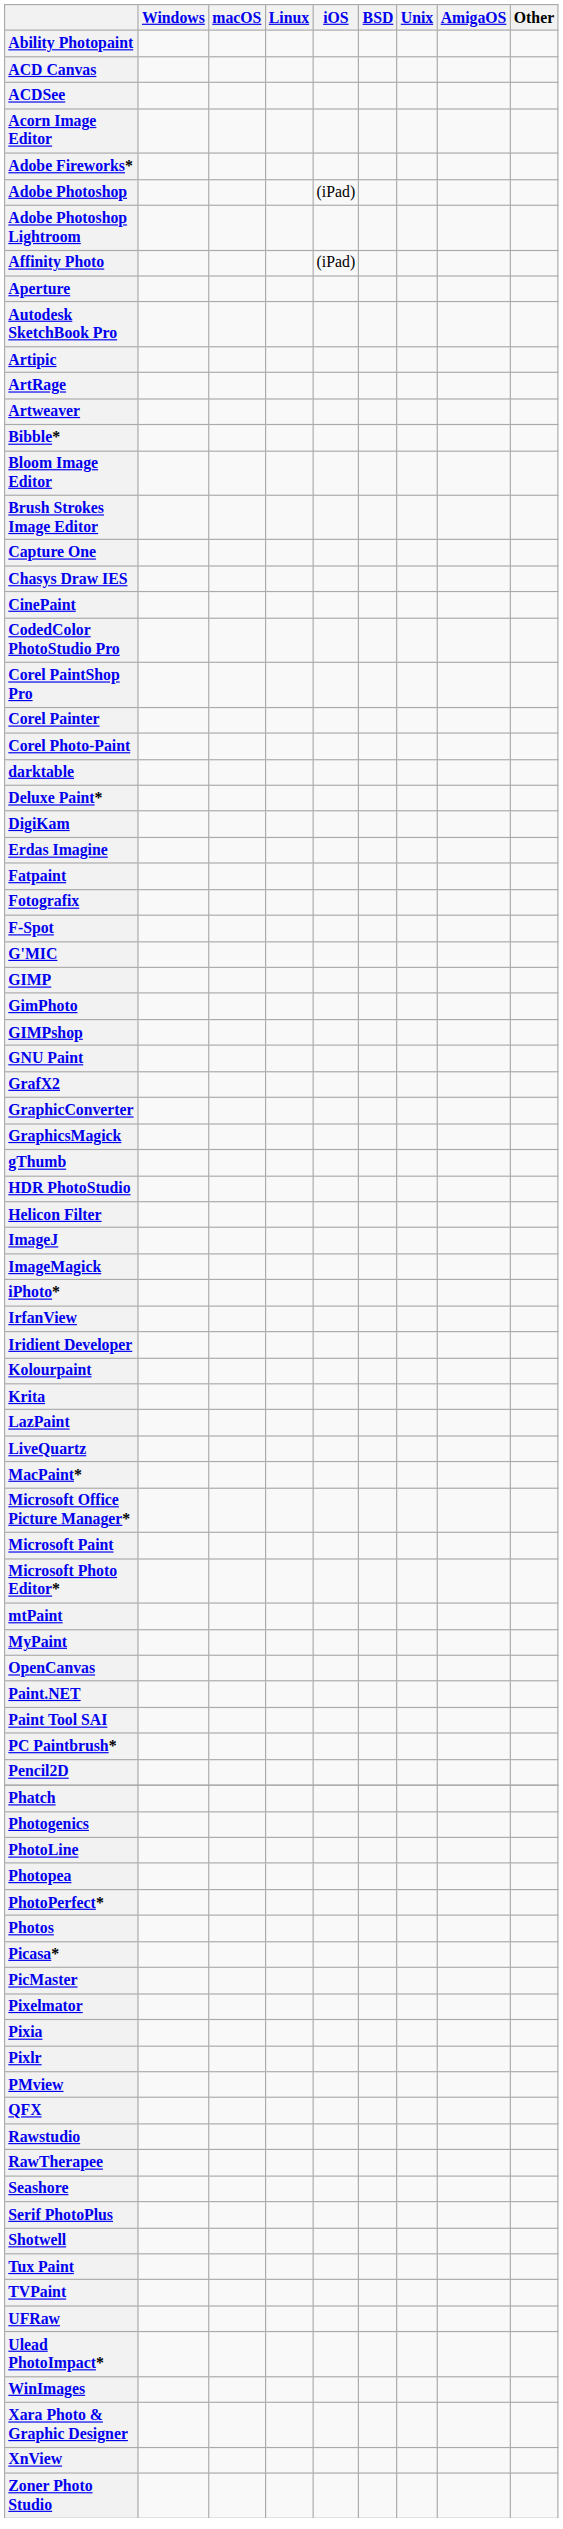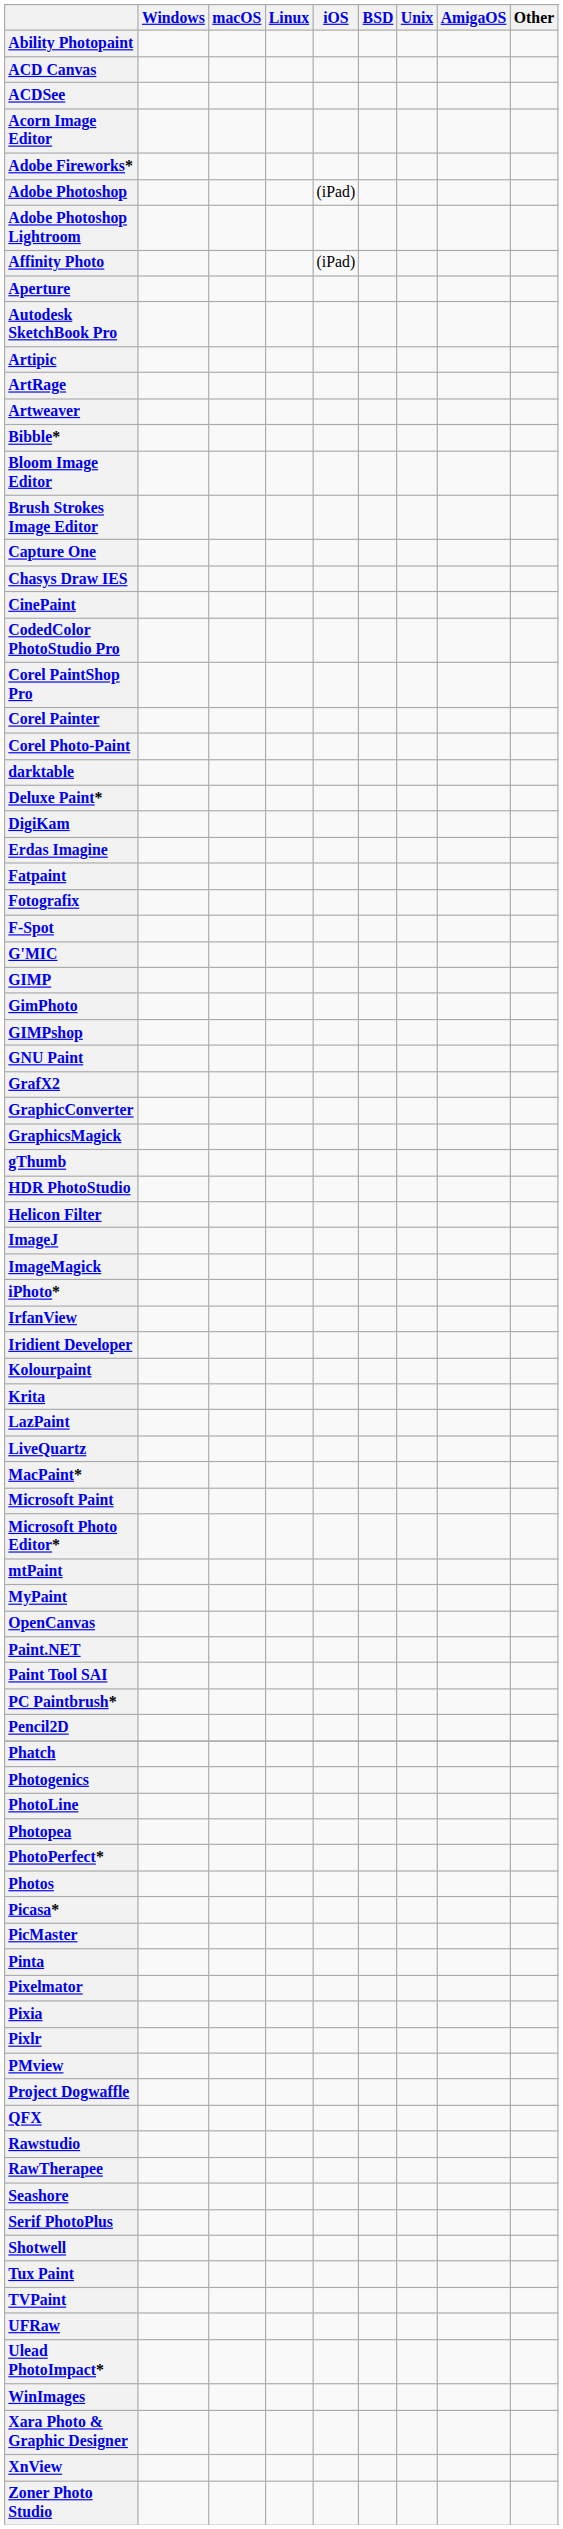- row: (69, 1509)
+ row: (26, 1961)
+ row: (69, 2091)
